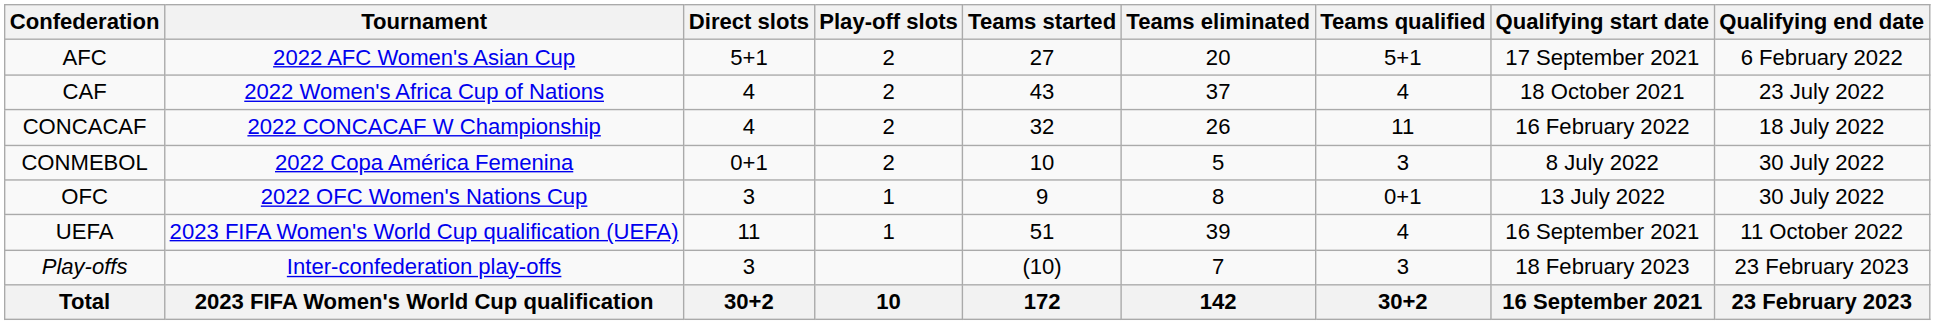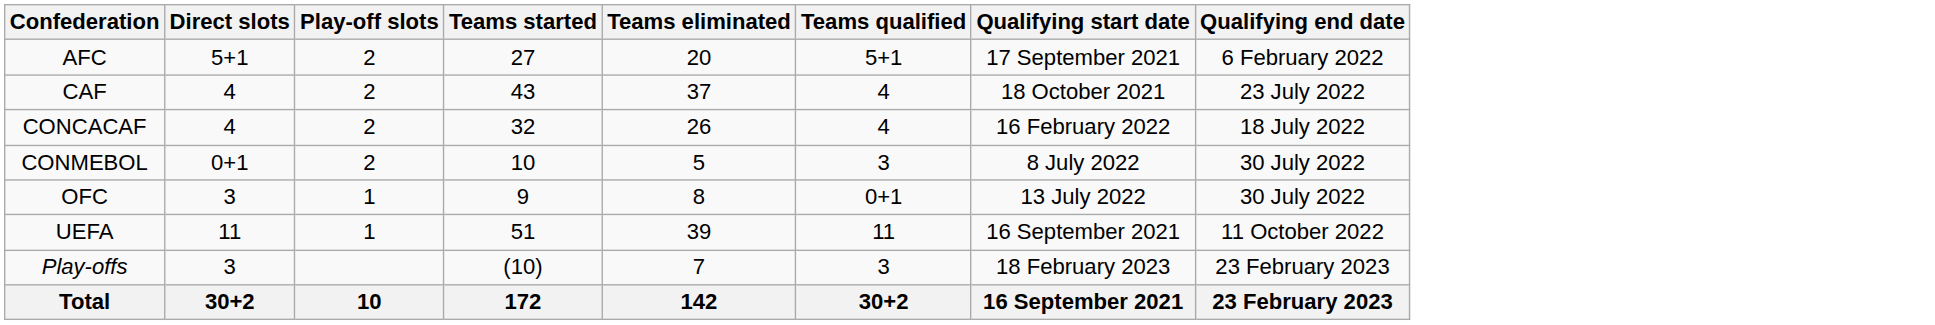- column: (424, 22)
(1403, 127) 11 -> (884, 127) 4
(1403, 232) 4 -> (884, 232) 11
